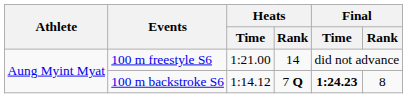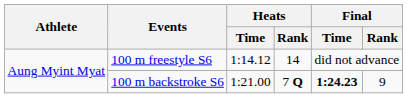(250, 60) 1:21.00 -> (250, 60) 1:14.12
(250, 82) 1:14.12 -> (250, 82) 1:21.00
(382, 82) 8 -> (382, 82) 9
